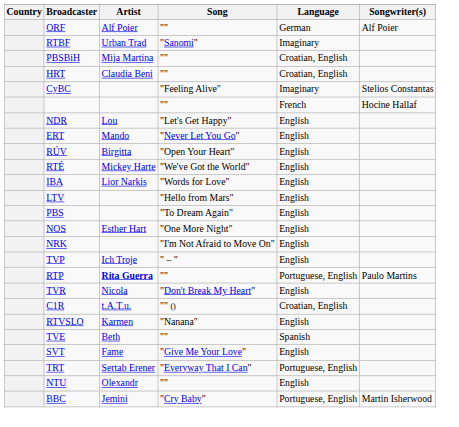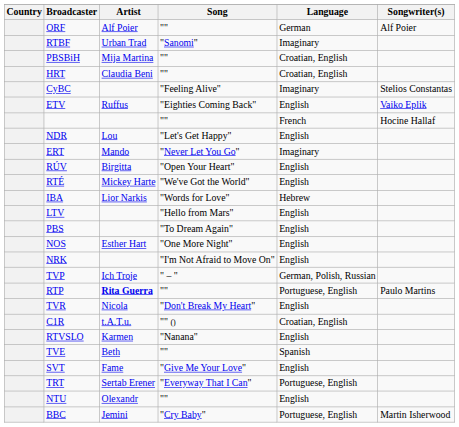+ row: (56, 105)
(294, 136) English -> (299, 151) Imaginary
(294, 182) English -> (295, 197) Hebrew
(294, 259) English -> (327, 275) German, Polish, Russian
